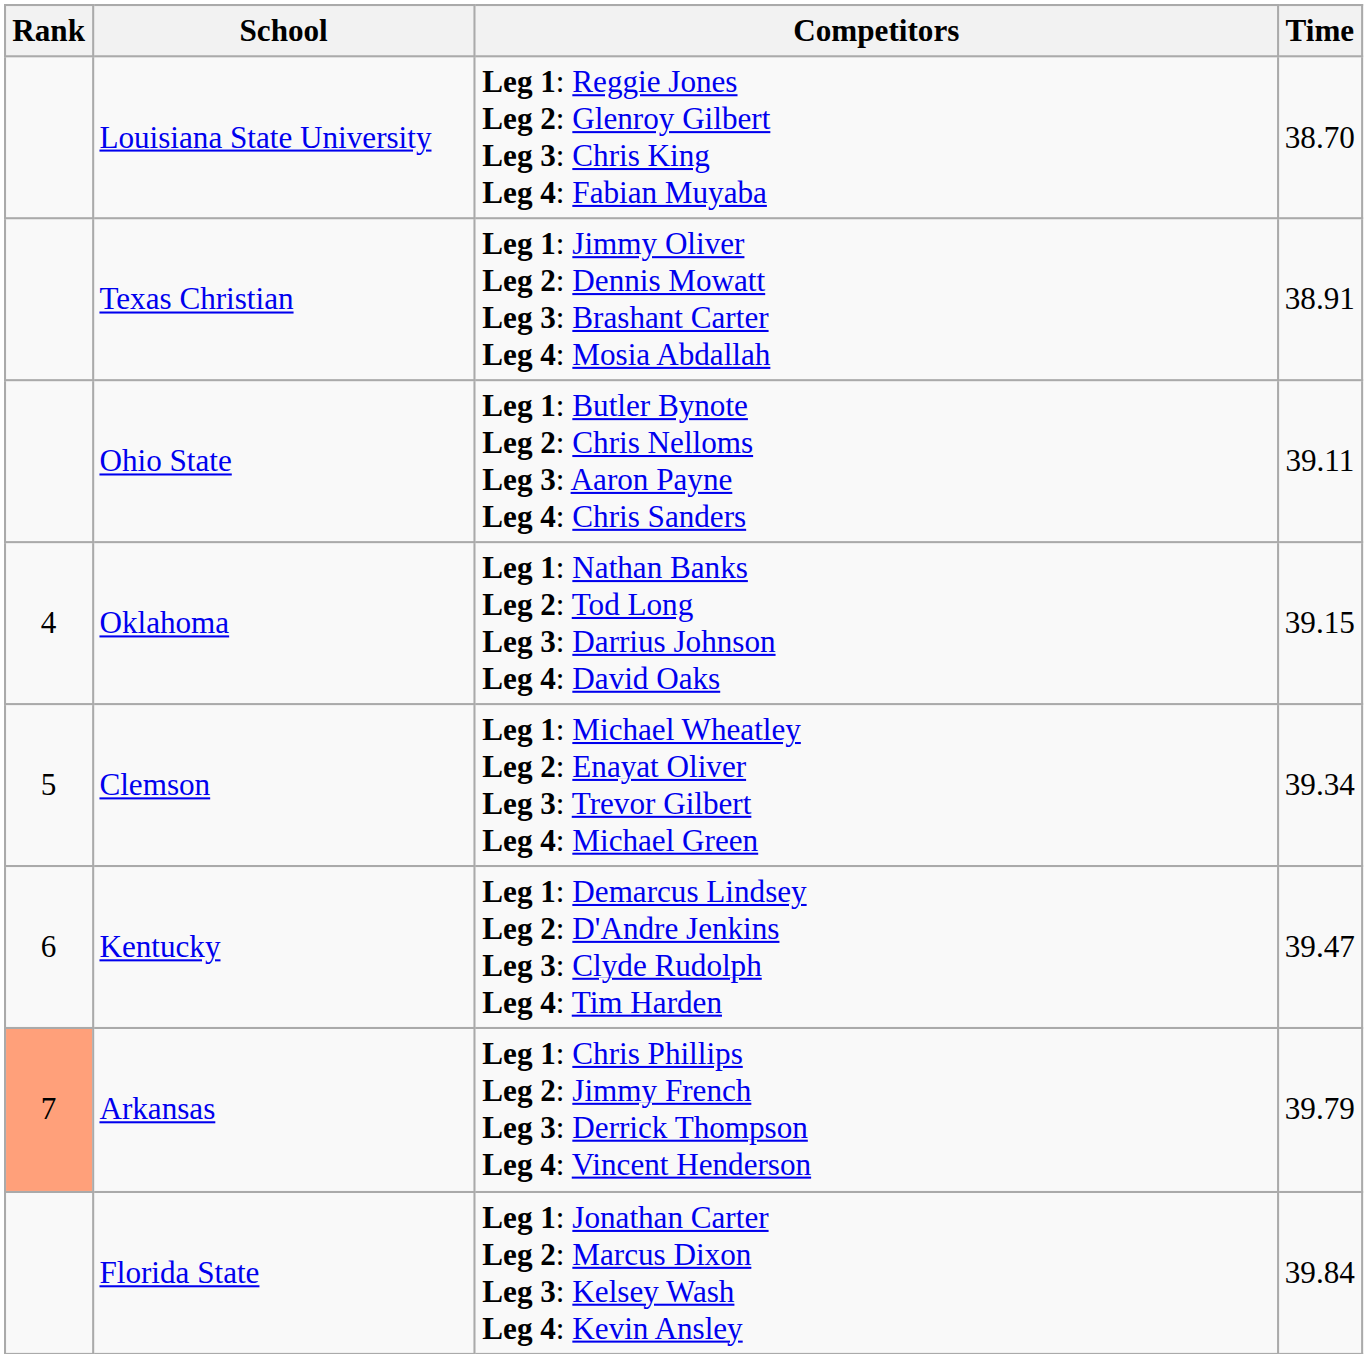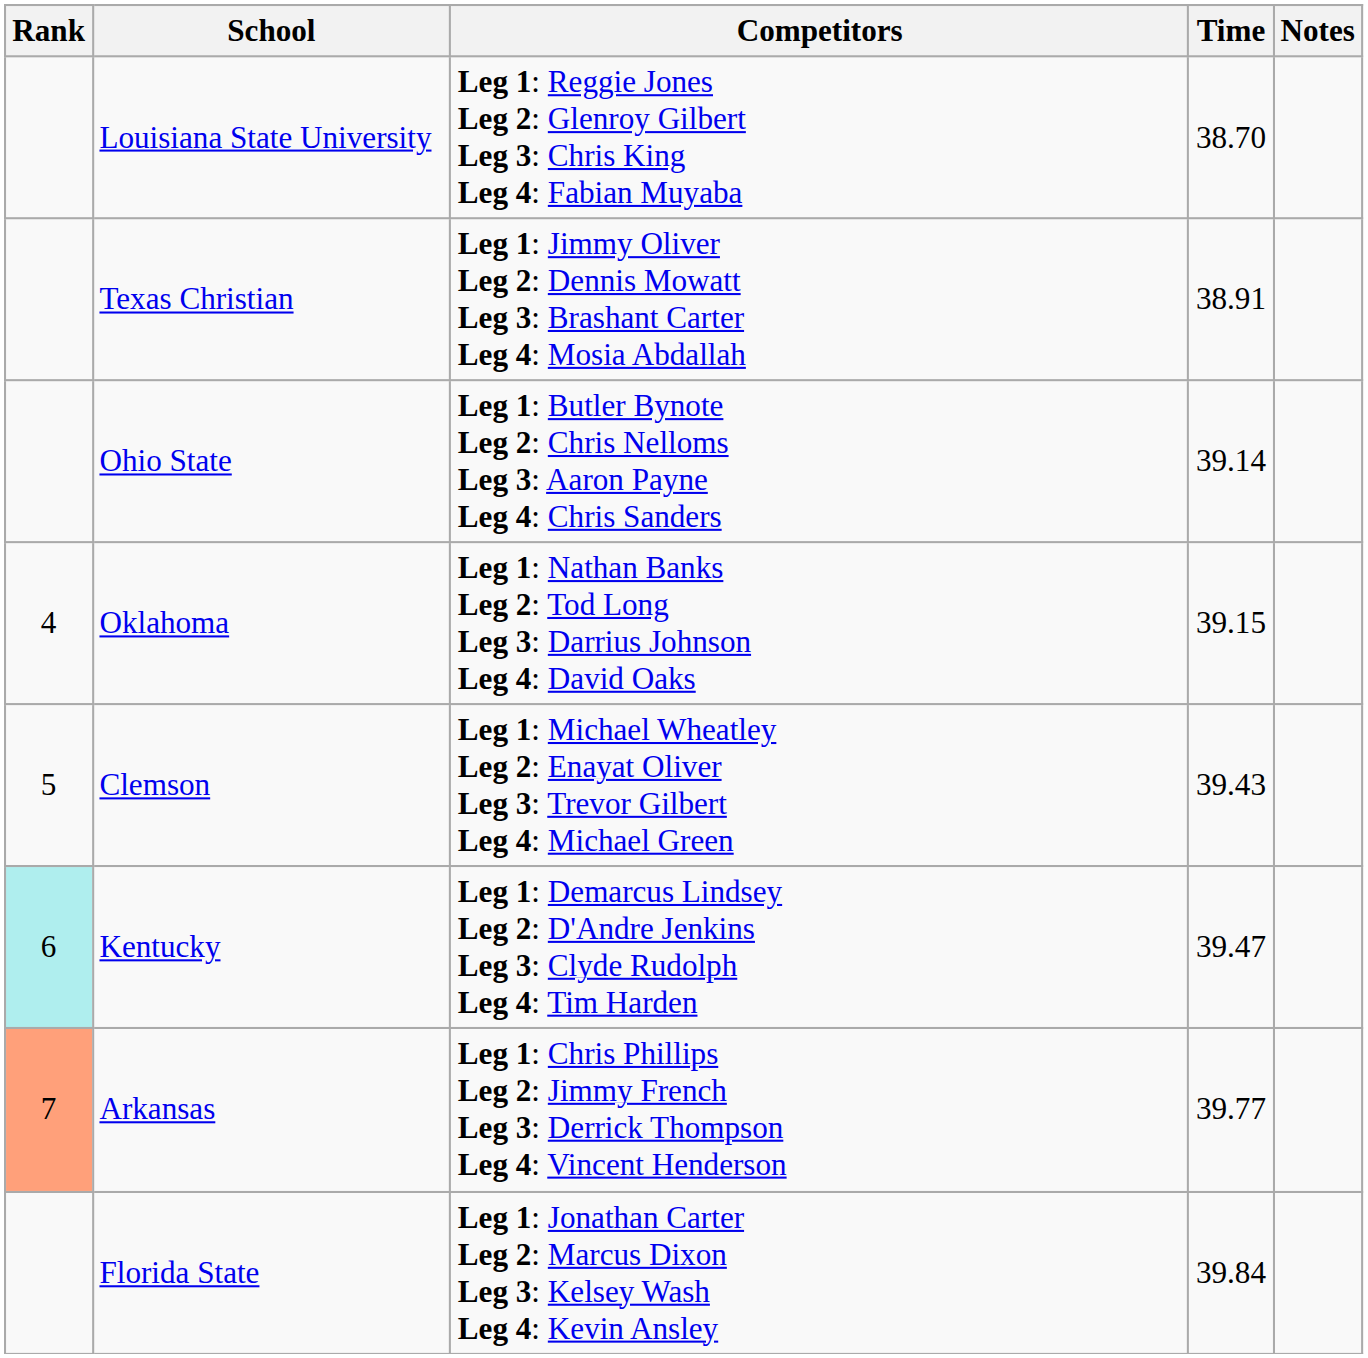+ column: (1318, 30)
(1320, 461) 39.11 -> (1231, 461) 39.14
(1320, 785) 39.34 -> (1231, 785) 39.43
(49, 947) no background -> (49, 947) paleturquoise background
(1320, 1109) 39.79 -> (1231, 1109) 39.77
